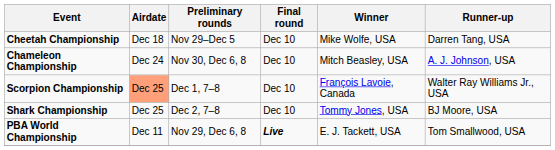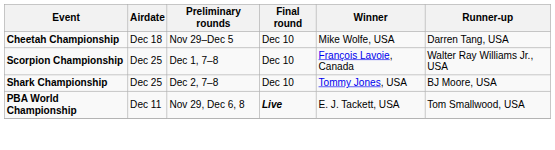- row: (42, 61)
(148, 88) lightsalmon background -> (146, 61) no background
